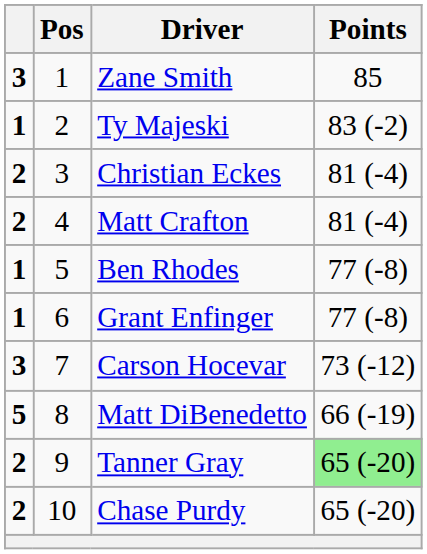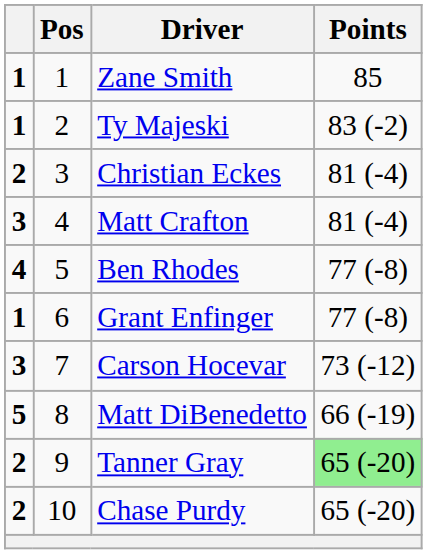(19, 76) 3 -> (19, 76) 1
(19, 221) 2 -> (19, 221) 3
(19, 269) 1 -> (19, 269) 4
